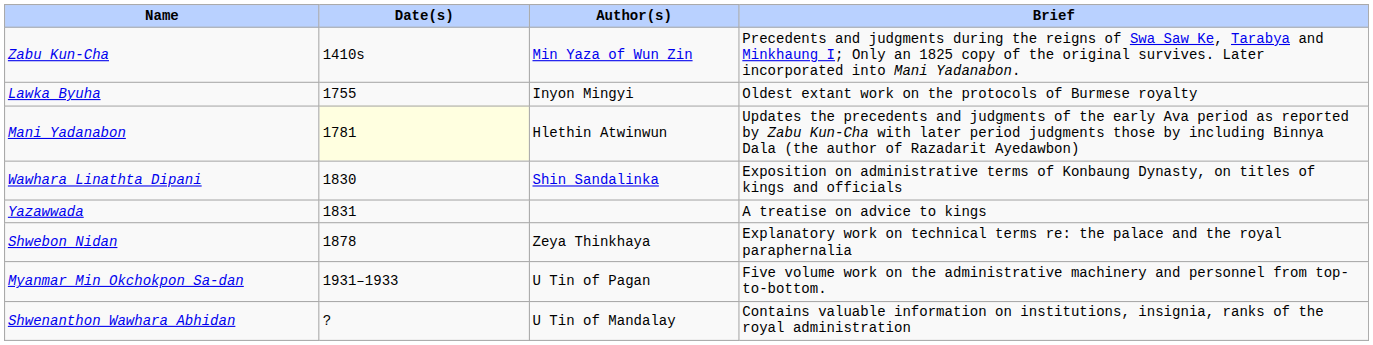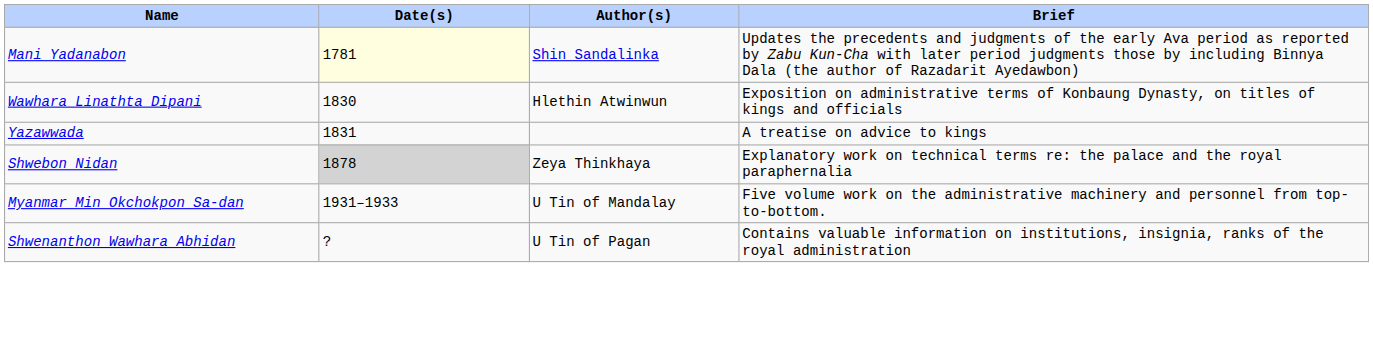- row: (58, 55)
- row: (54, 94)
(600, 133) Hlethin Atwinwun -> (596, 55) Shin Sandalinka
(596, 180) Shin Sandalinka -> (600, 102) Hlethin Atwinwun
(340, 242) no background -> (340, 164) lightgrey background
(591, 281) U Tin of Pagan -> (604, 203) U Tin of Mandalay
(604, 321) U Tin of Mandalay -> (591, 242) U Tin of Pagan
